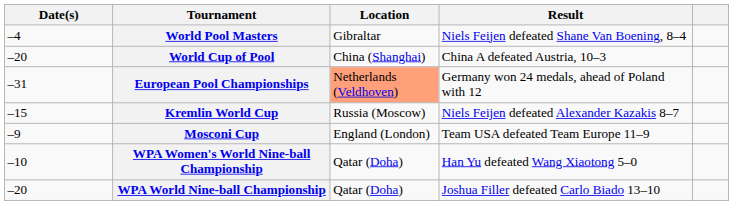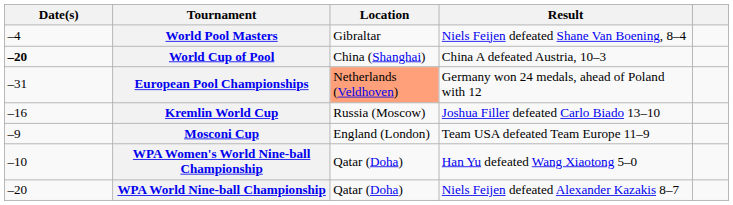(17, 56) normal -> (17, 56) bold
(17, 112) –15 -> (17, 112) –16
(560, 112) Niels Feijen defeated Alexander Kazakis 8–7 -> (551, 112) Joshua Filler defeated Carlo Biado 13–10
(551, 190) Joshua Filler defeated Carlo Biado 13–10 -> (560, 190) Niels Feijen defeated Alexander Kazakis 8–7
